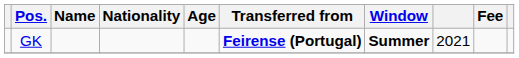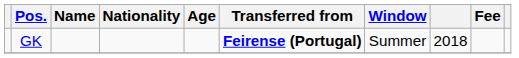(399, 40) bold -> (398, 40) normal
(453, 40) 2021 -> (450, 40) 2018
